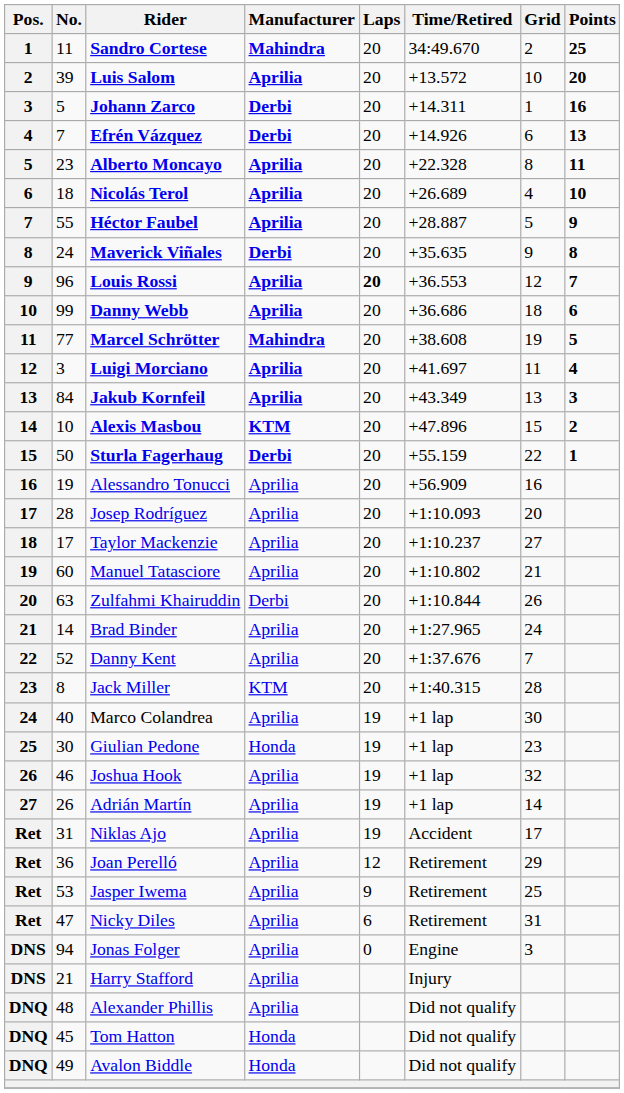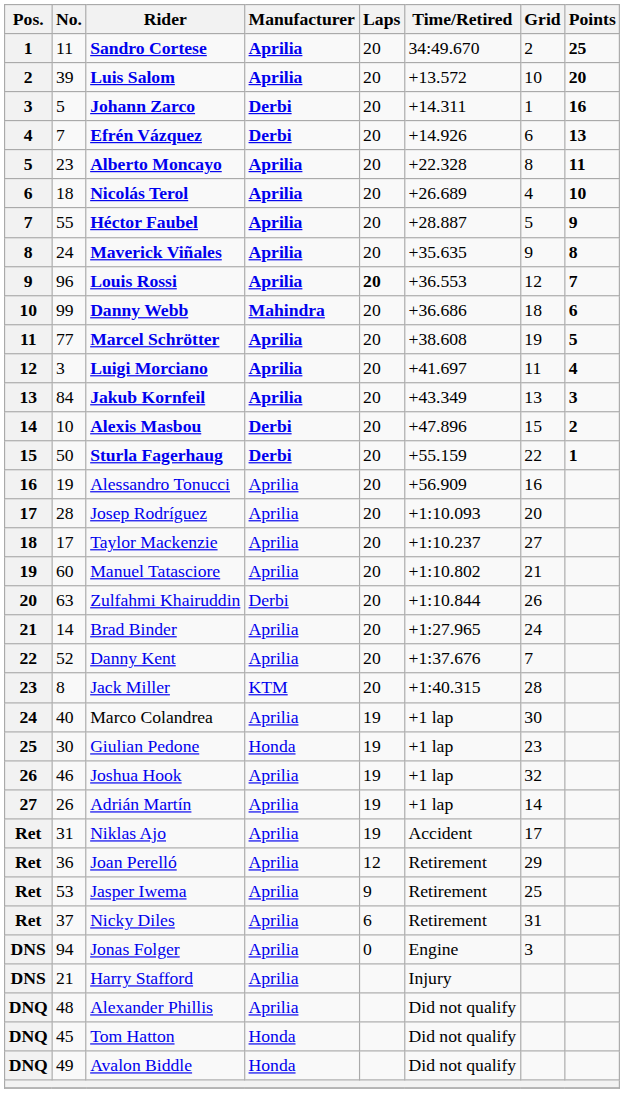(287, 48) Mahindra -> (275, 48) Aprilia
(270, 251) Derbi -> (275, 251) Aprilia
(275, 309) Aprilia -> (287, 309) Mahindra
(287, 339) Mahindra -> (275, 339) Aprilia
(270, 426) KTM -> (270, 426) Derbi
(65, 920) 47 -> (65, 920) 37
